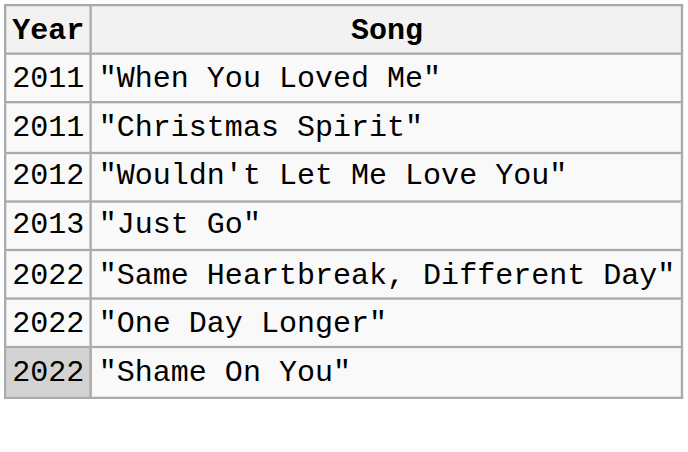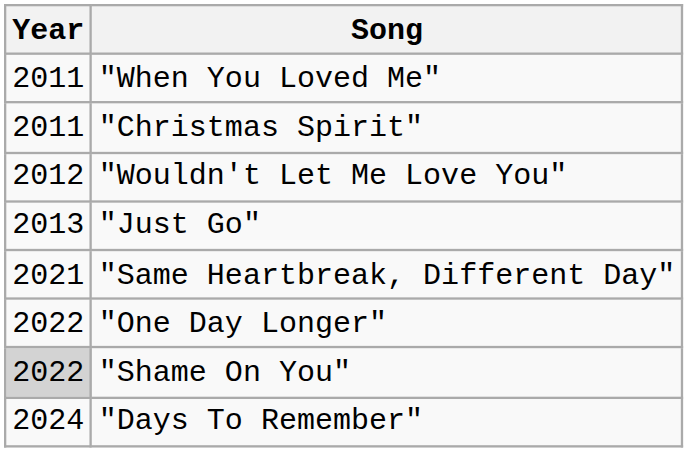(48, 274) 2022 -> (48, 274) 2021
+ row: (261, 421)
